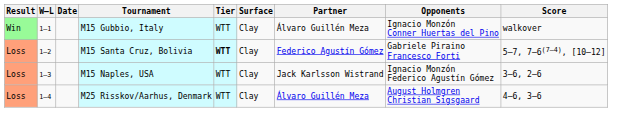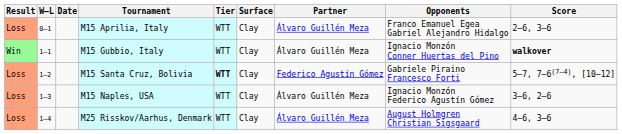+ row: (125, 29)
(522, 29) normal -> (532, 51) bold
(330, 74) Jack Karlsson Wistrand -> (323, 96) Álvaro Guillén Meza
